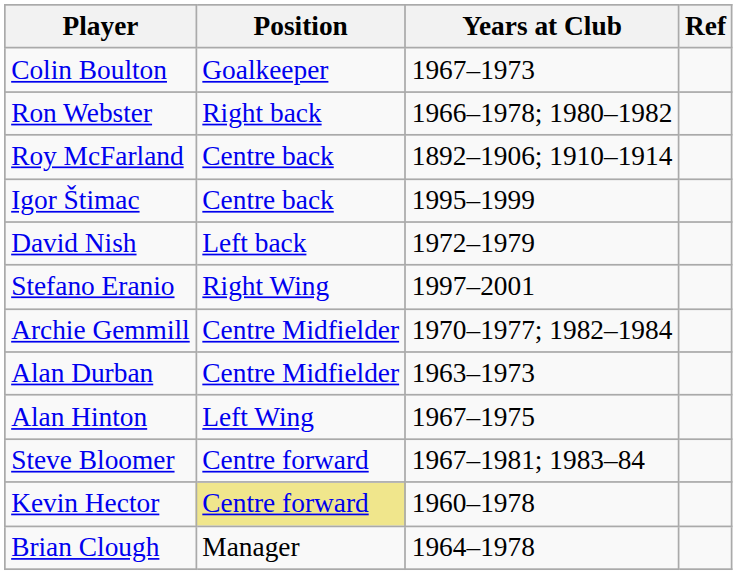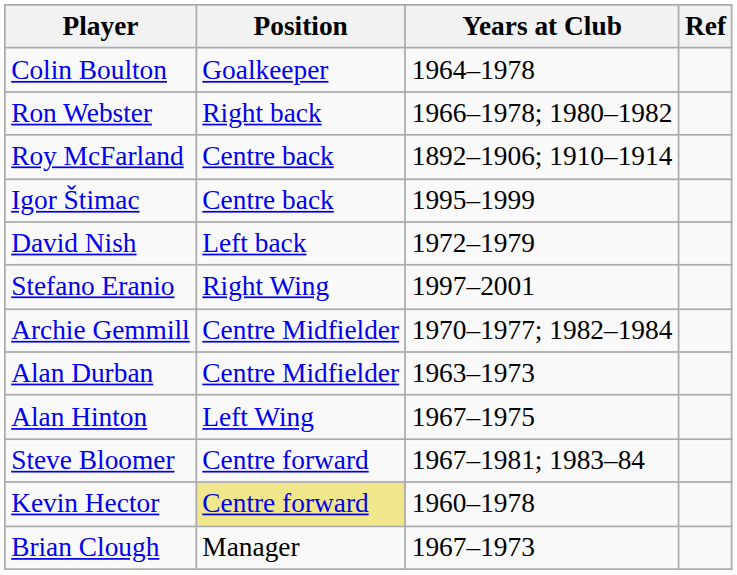(473, 69) 1967–1973 -> (473, 69) 1964–1978
(473, 546) 1964–1978 -> (473, 546) 1967–1973
